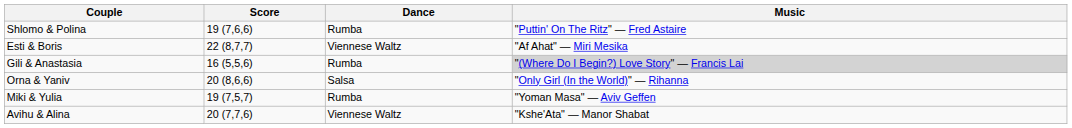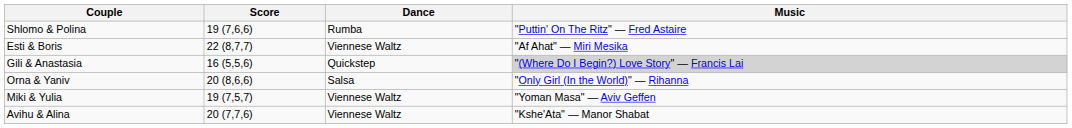(345, 64) Rumba -> (351, 64) Quickstep
(345, 98) Rumba -> (364, 98) Viennese Waltz
